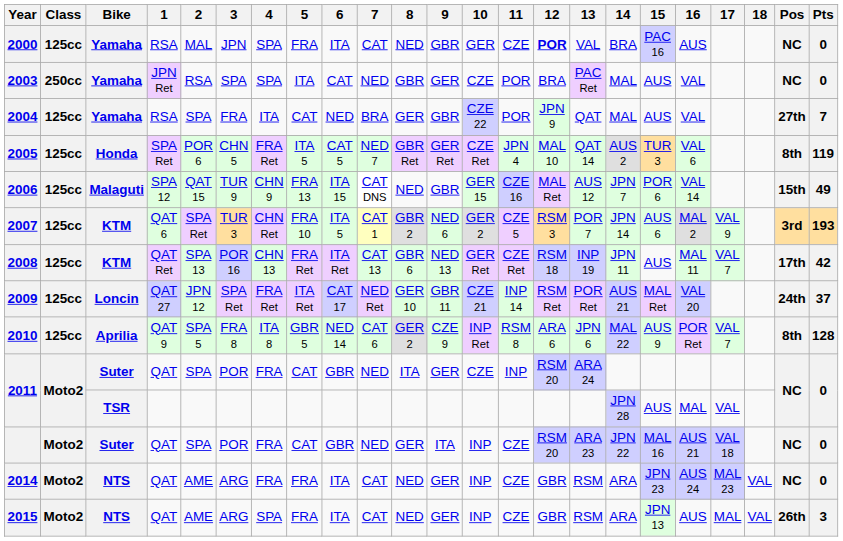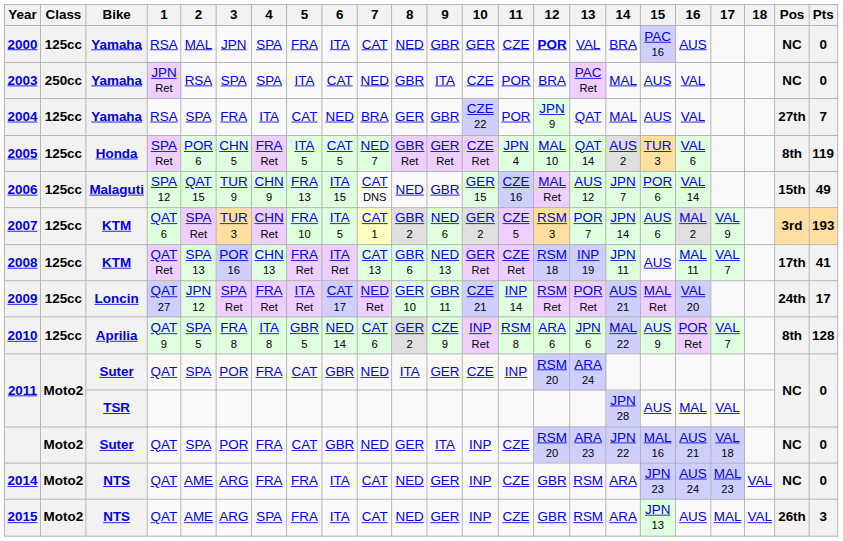(445, 80) GER -> (445, 80) ITA
(823, 262) 42 -> (823, 262) 41
(823, 299) 37 -> (823, 299) 17
